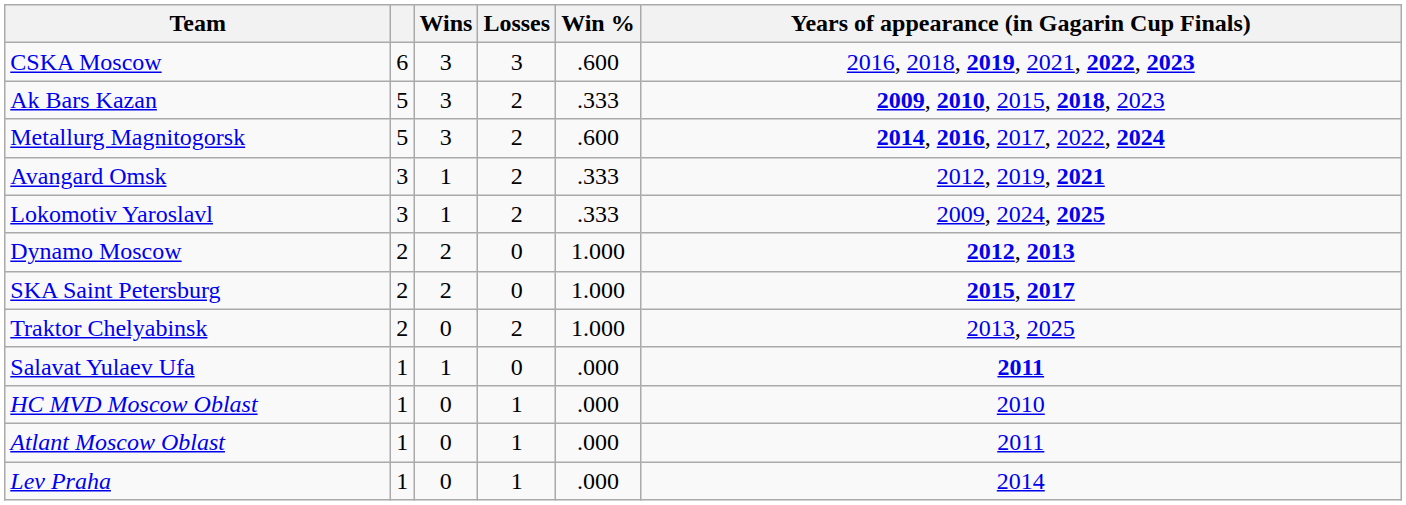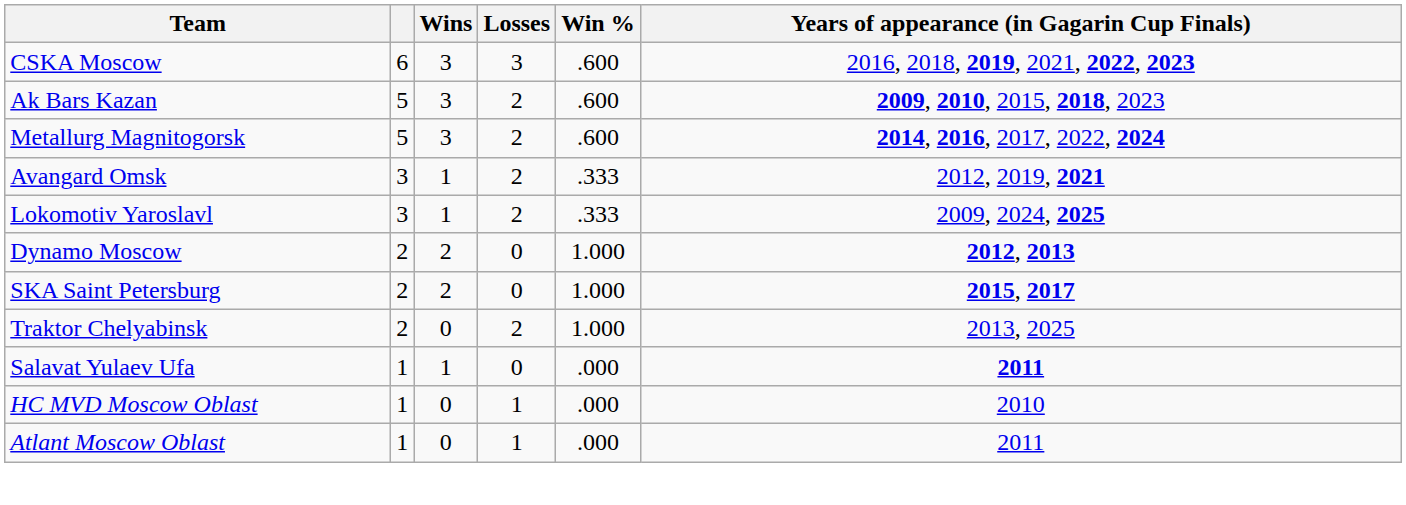(598, 99) .333 -> (598, 99) .600
- row: (61, 480)
